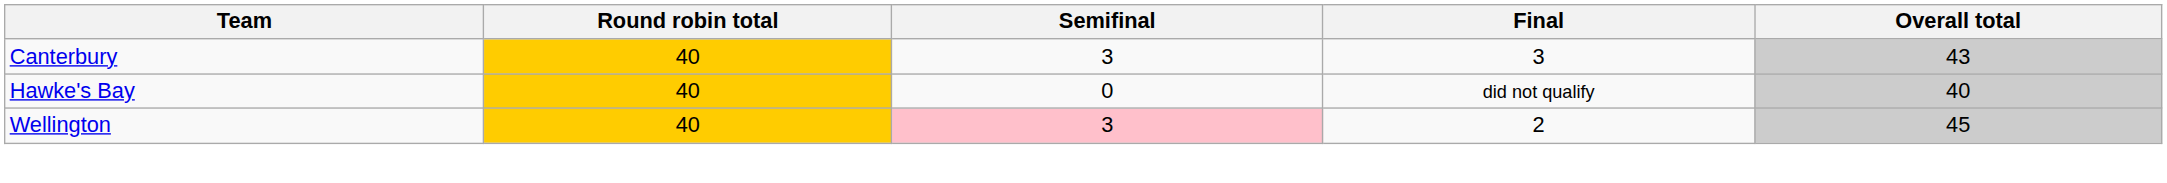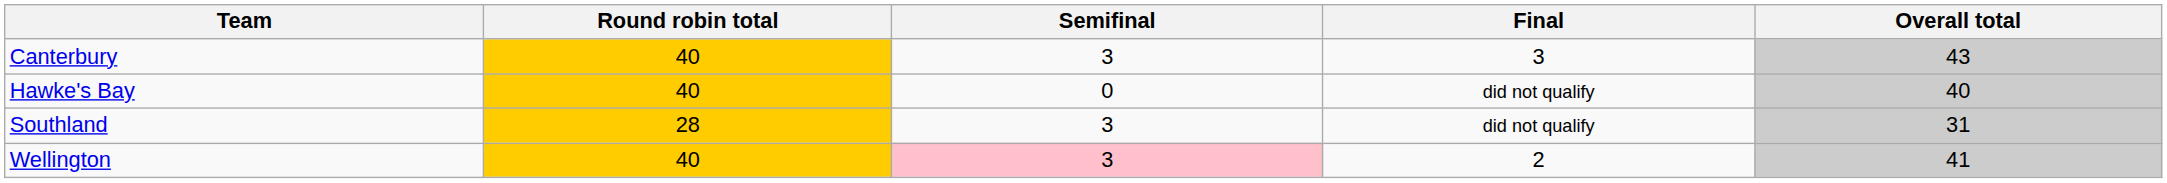+ row: (59, 125)
(1958, 125) 45 -> (1958, 159) 41
